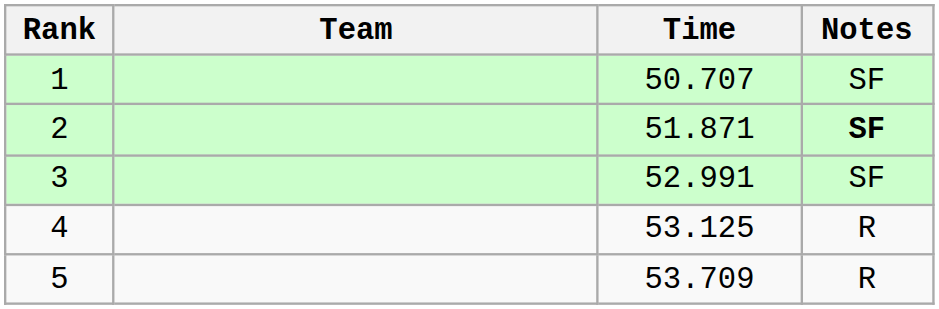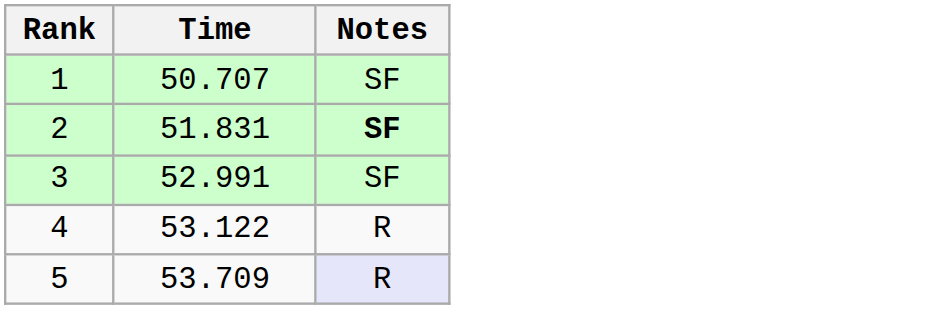- column: (356, 30)
(700, 130) 51.871 -> (215, 130) 51.831
(700, 229) 53.125 -> (215, 229) 53.122
(867, 279) no background -> (382, 279) lavender background
